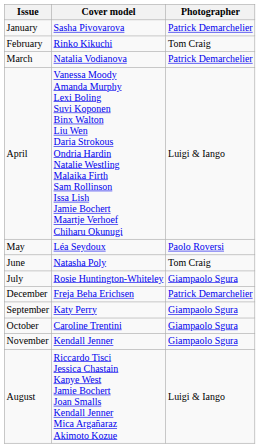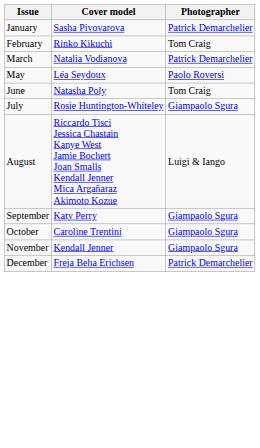- row: (17, 153)
rows swapped: (21, 396) <-> (27, 294)
